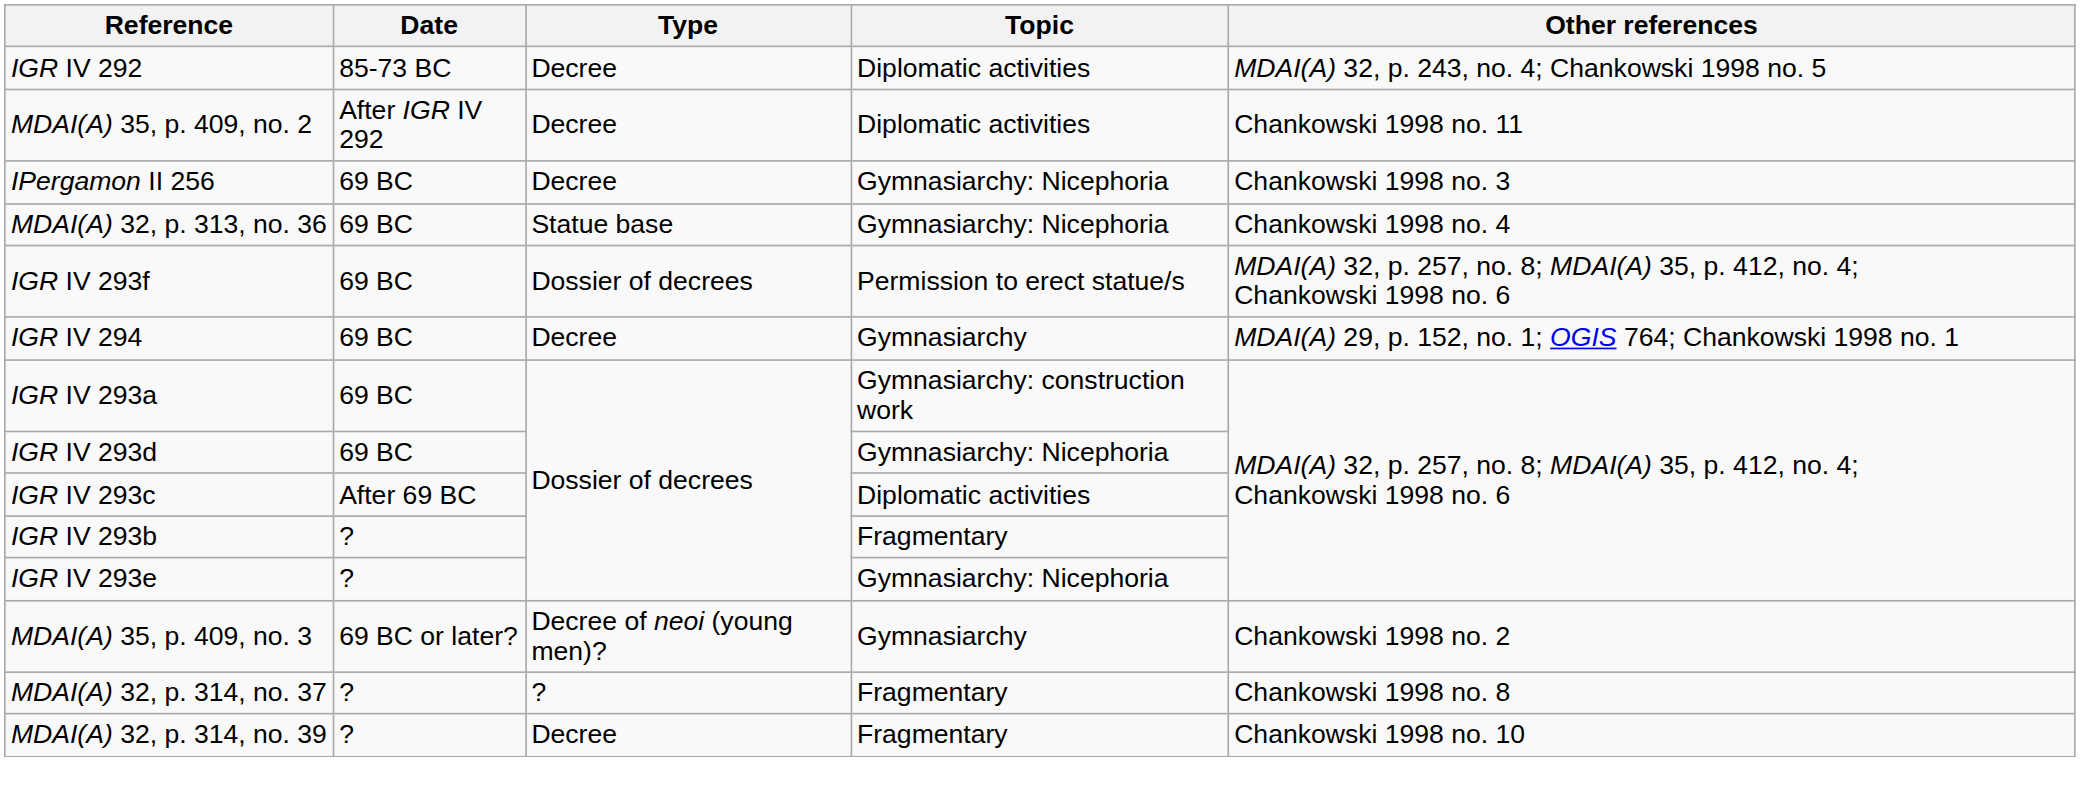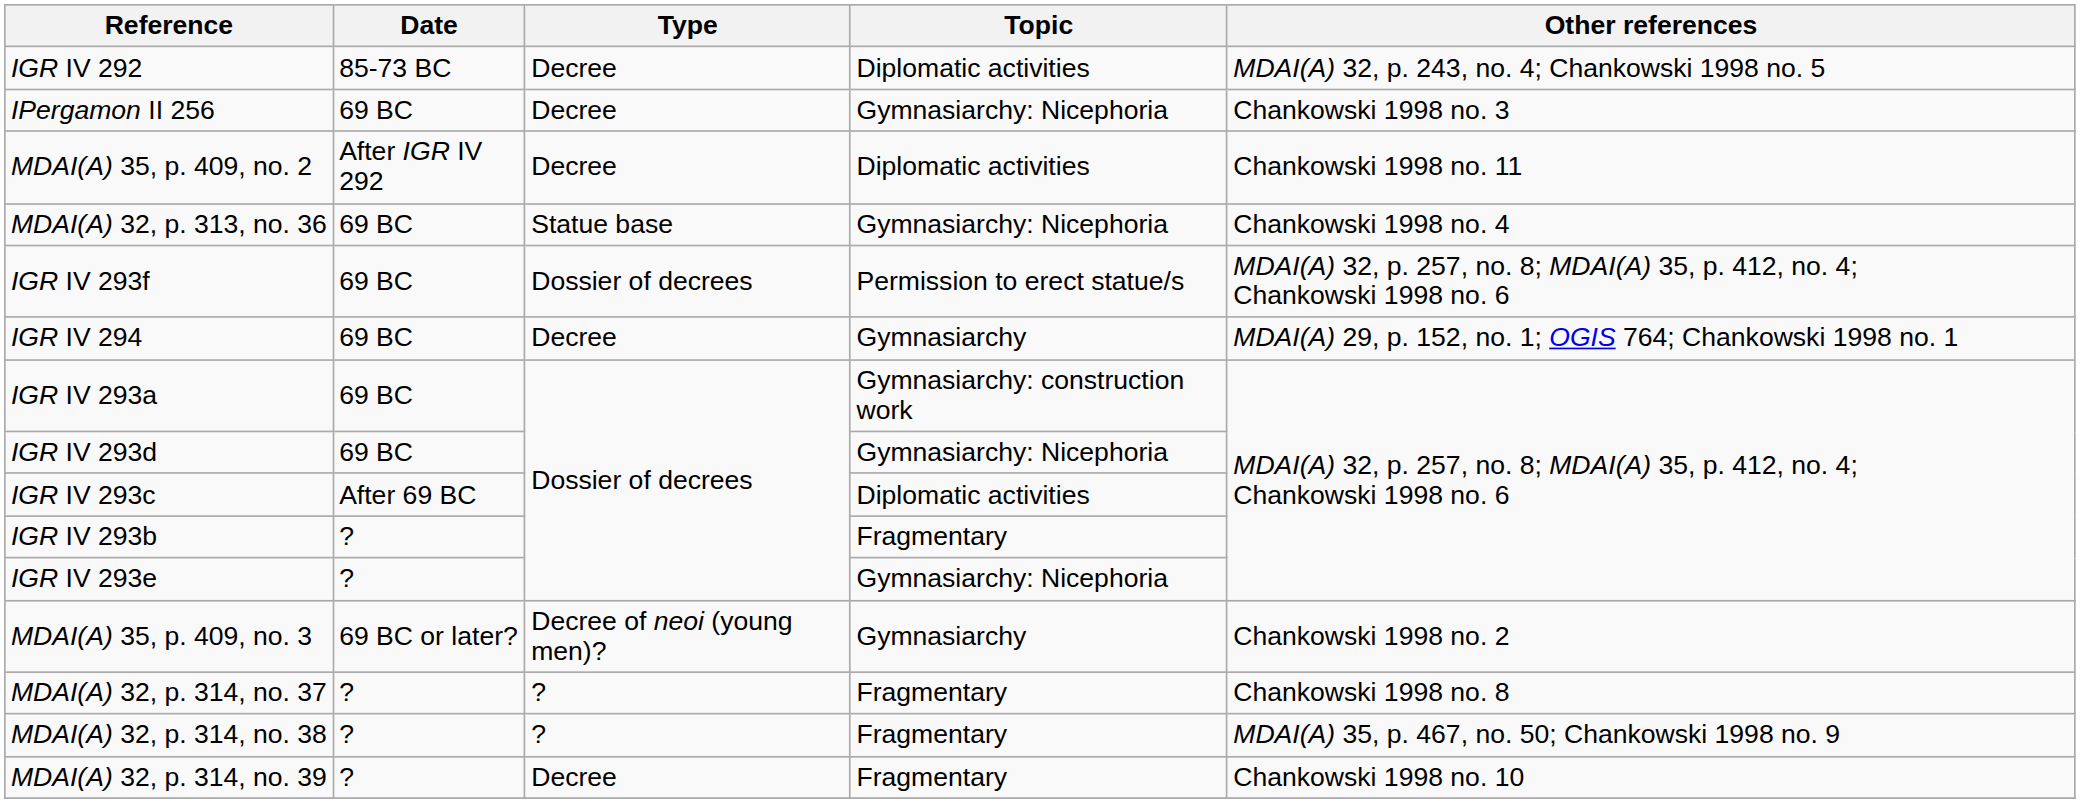rows swapped: (162, 124) <-> (113, 181)
+ row: (169, 734)
